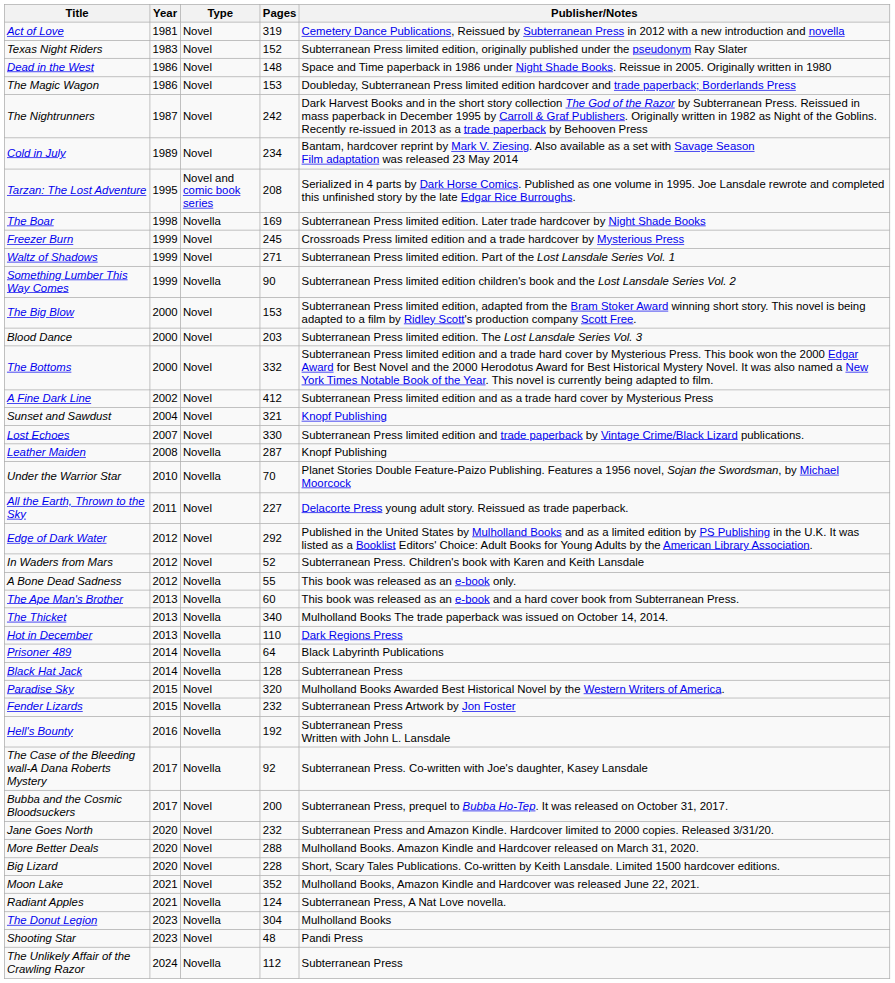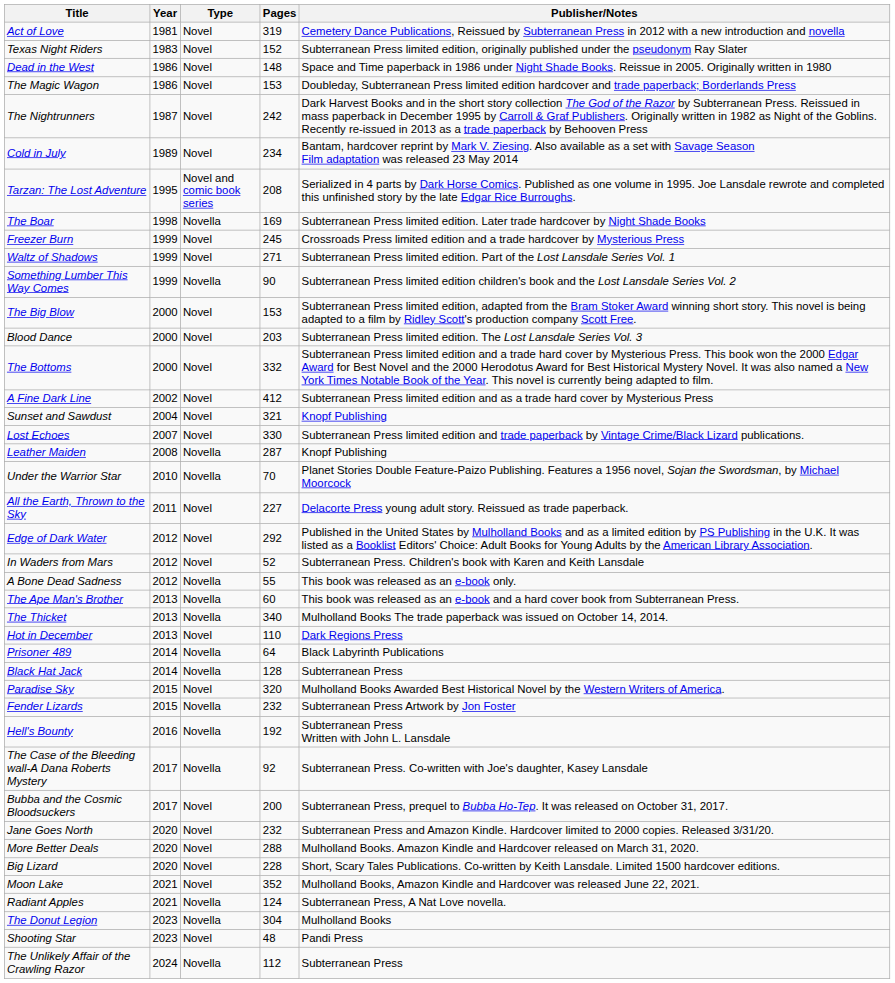(202, 635) Novella -> (197, 635) Novel
